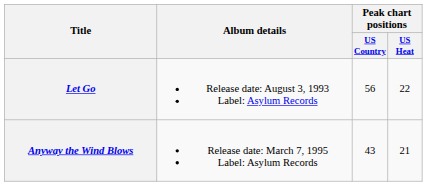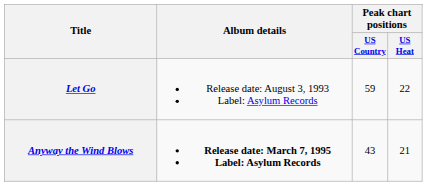(370, 89) 56 -> (370, 89) 59
(255, 157) normal -> (255, 157) bold
